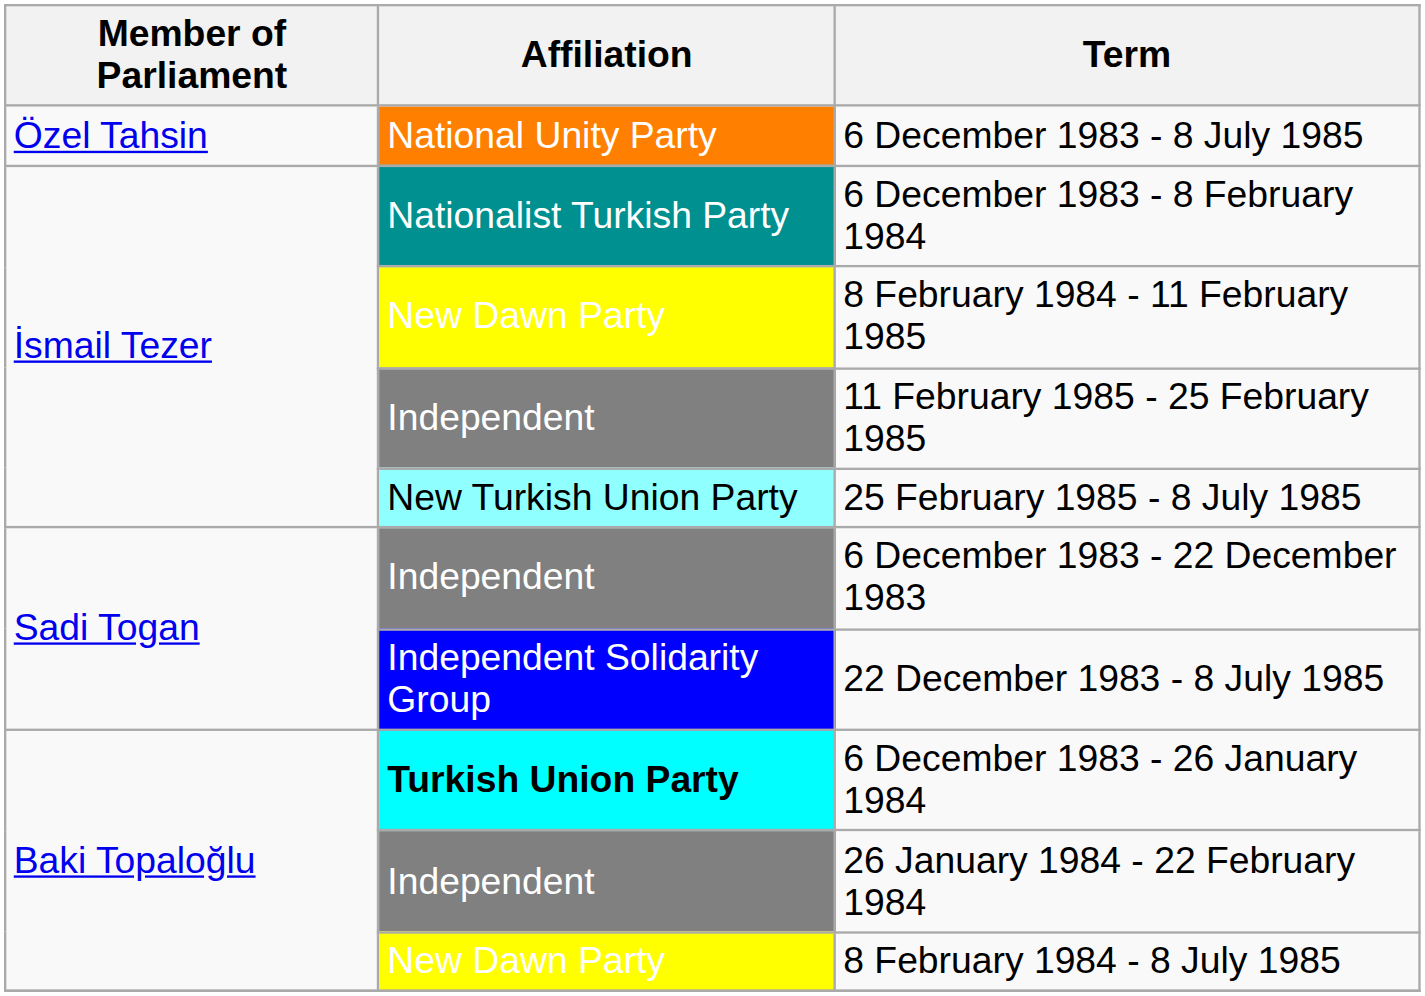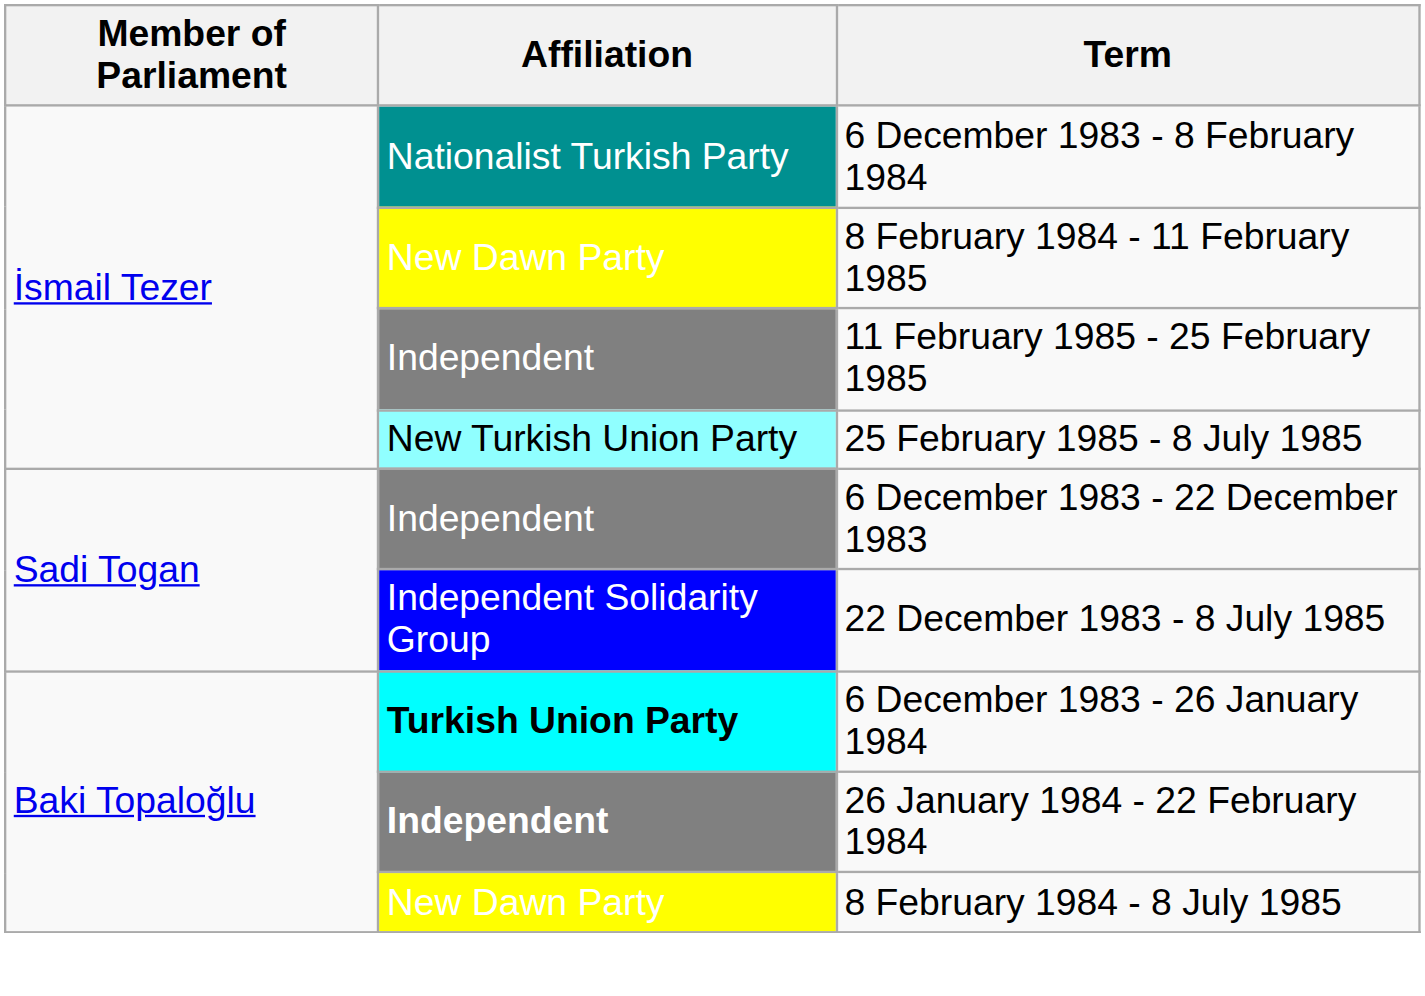- row: (1103, 135)
(491, 880) normal -> (498, 821) bold
